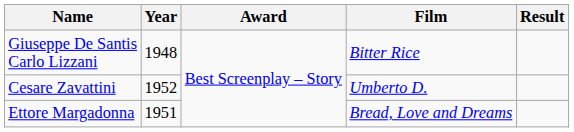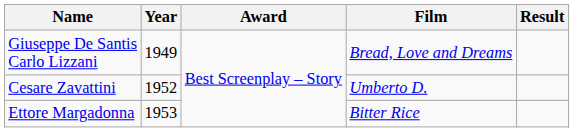(161, 52) 1948 -> (161, 52) 1949
(385, 52) Bitter Rice -> (431, 52) Bread, Love and Dreams
(161, 113) 1951 -> (161, 113) 1953
(431, 113) Bread, Love and Dreams -> (385, 113) Bitter Rice
